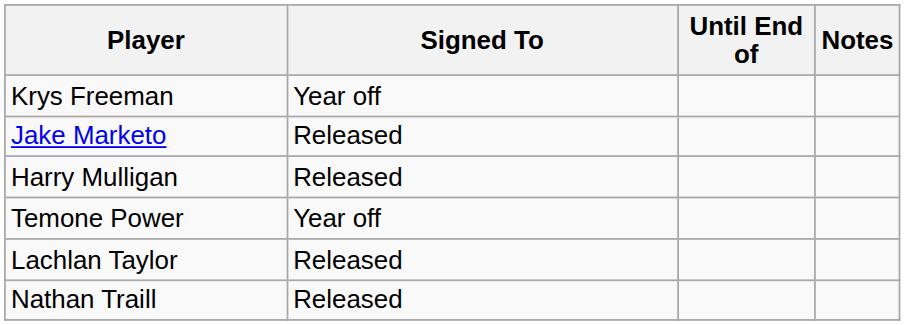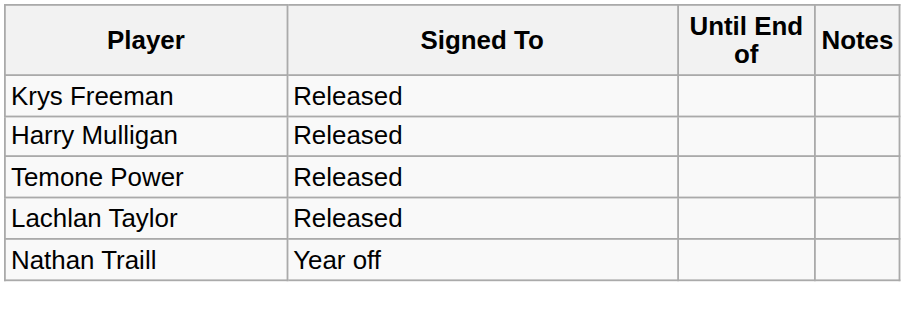(337, 96) Year off -> (348, 96) Released
- row: (89, 136)
(337, 218) Year off -> (348, 177) Released
(348, 300) Released -> (337, 259) Year off
